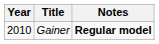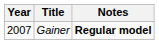(19, 30) 2010 -> (19, 30) 2007
